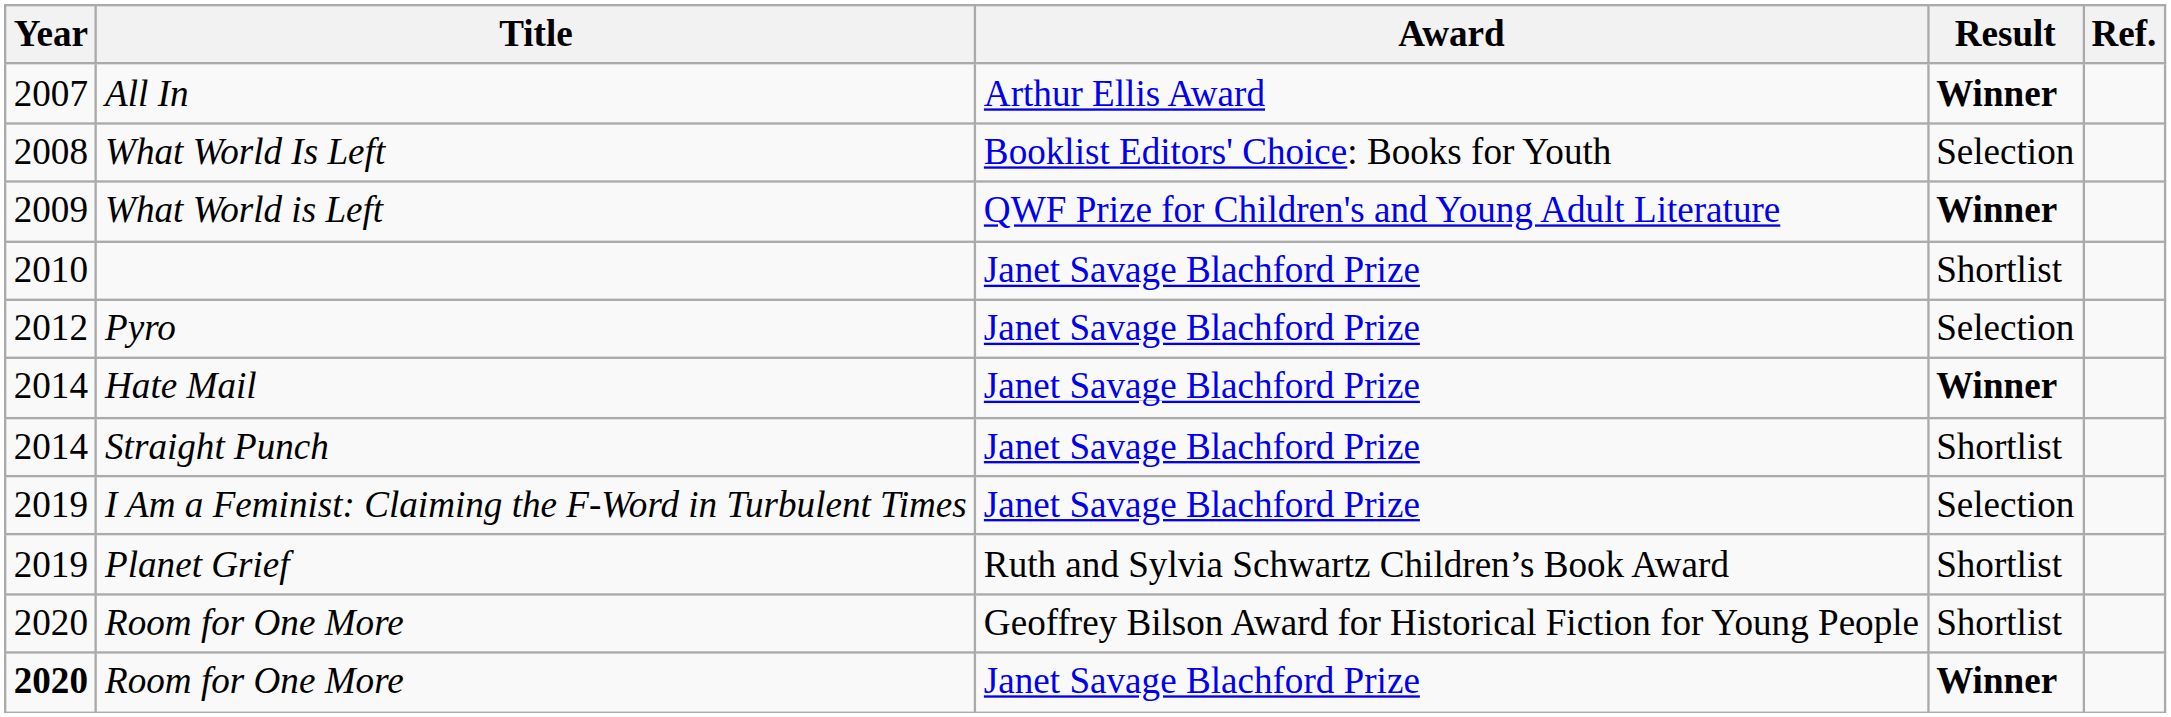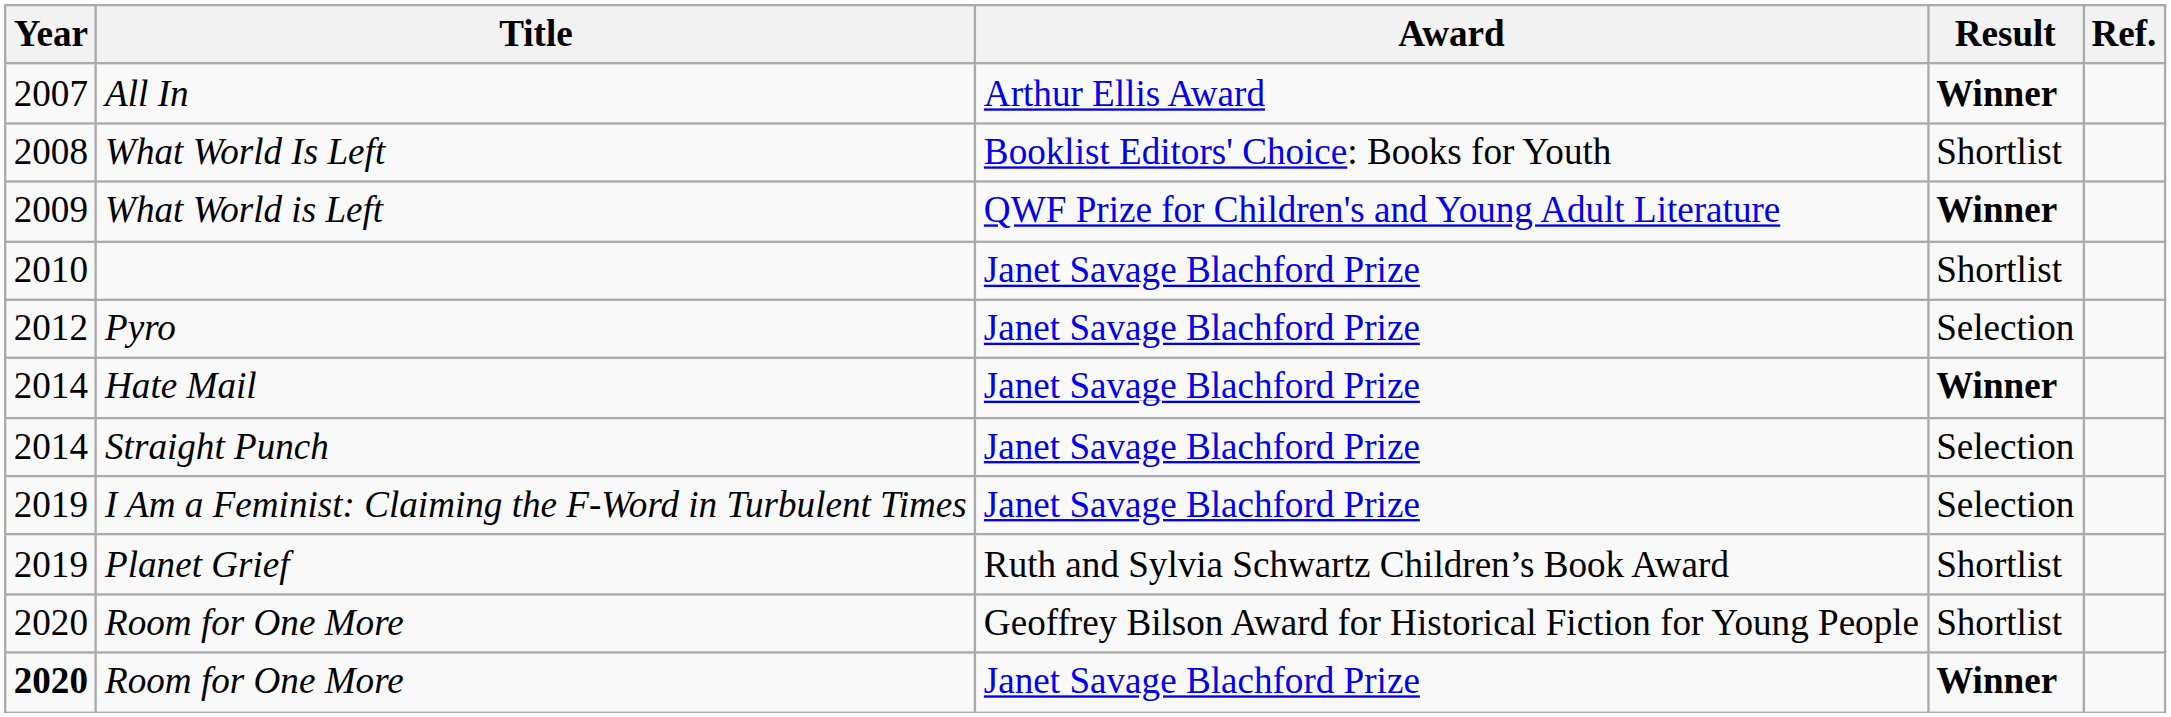(2005, 151) Selection -> (1999, 151) Shortlist
(1999, 446) Shortlist -> (2005, 446) Selection
